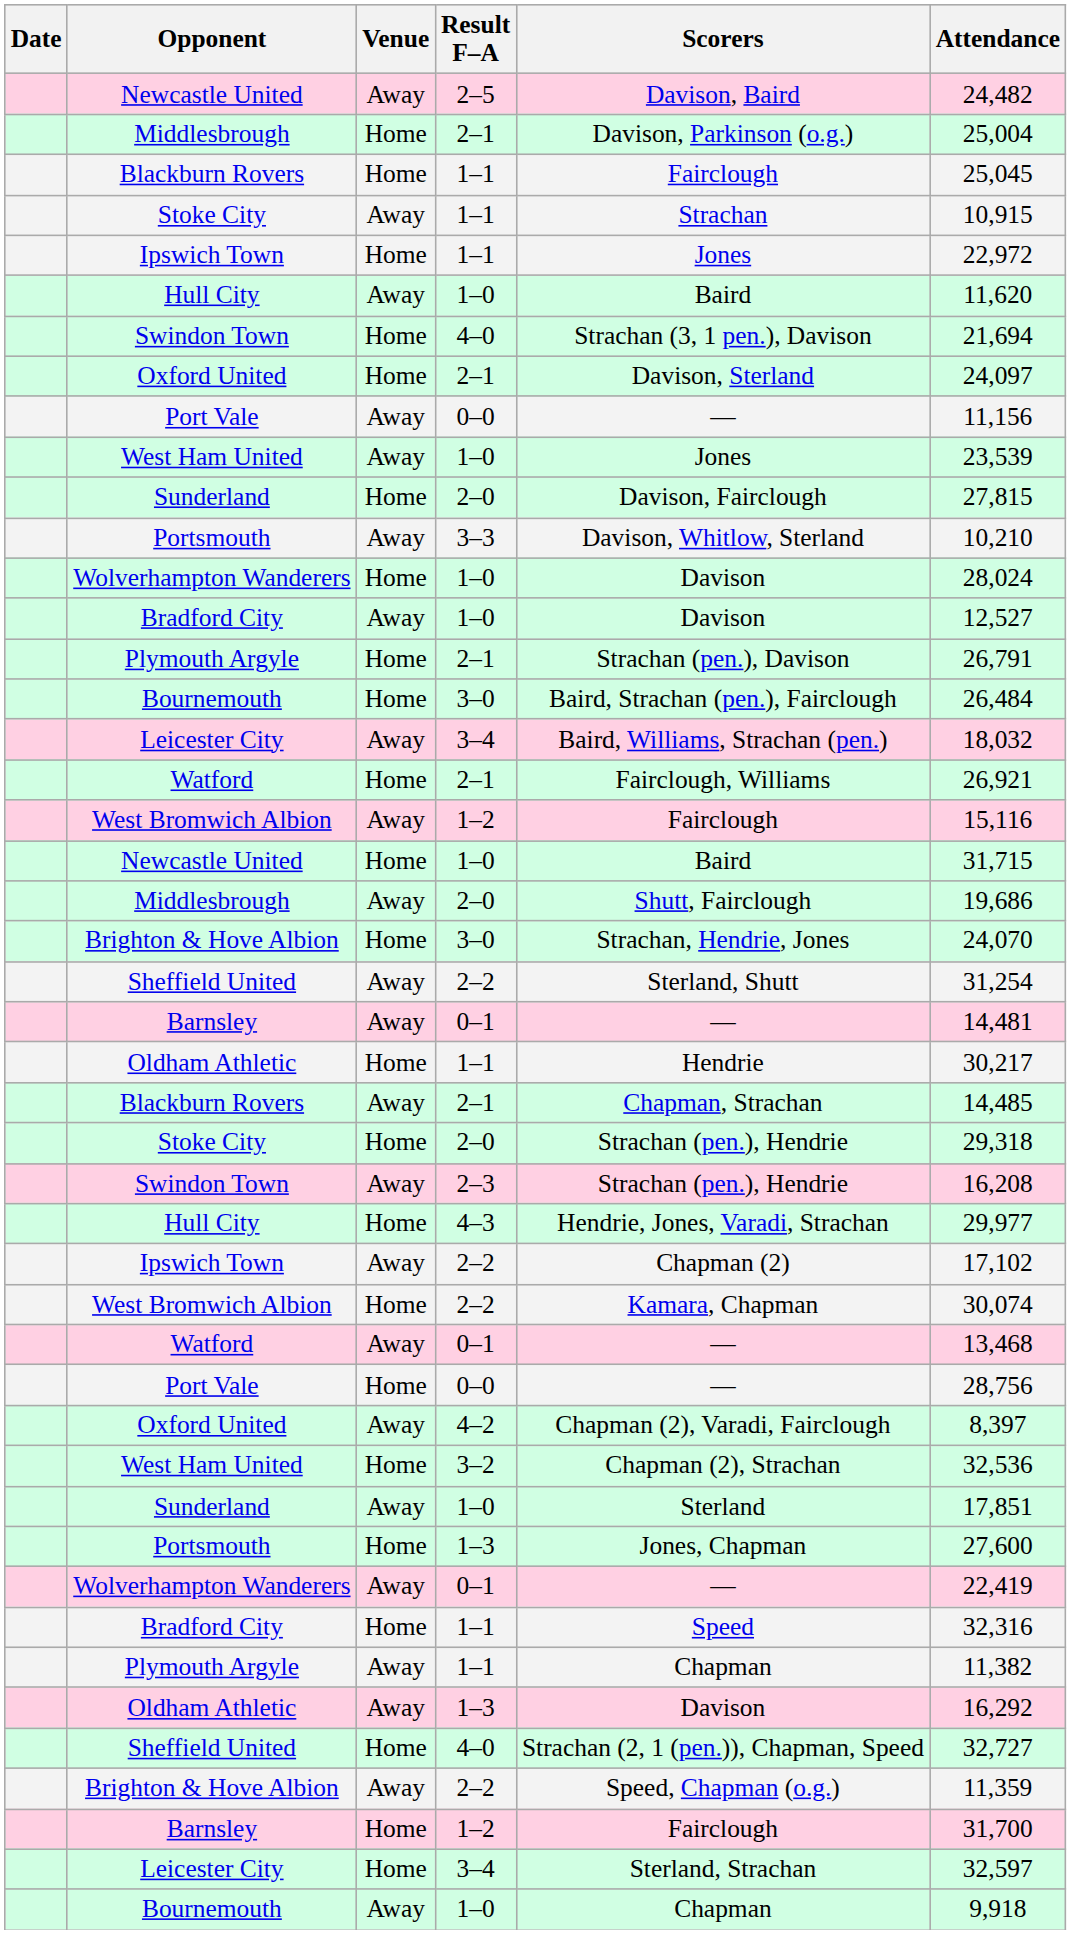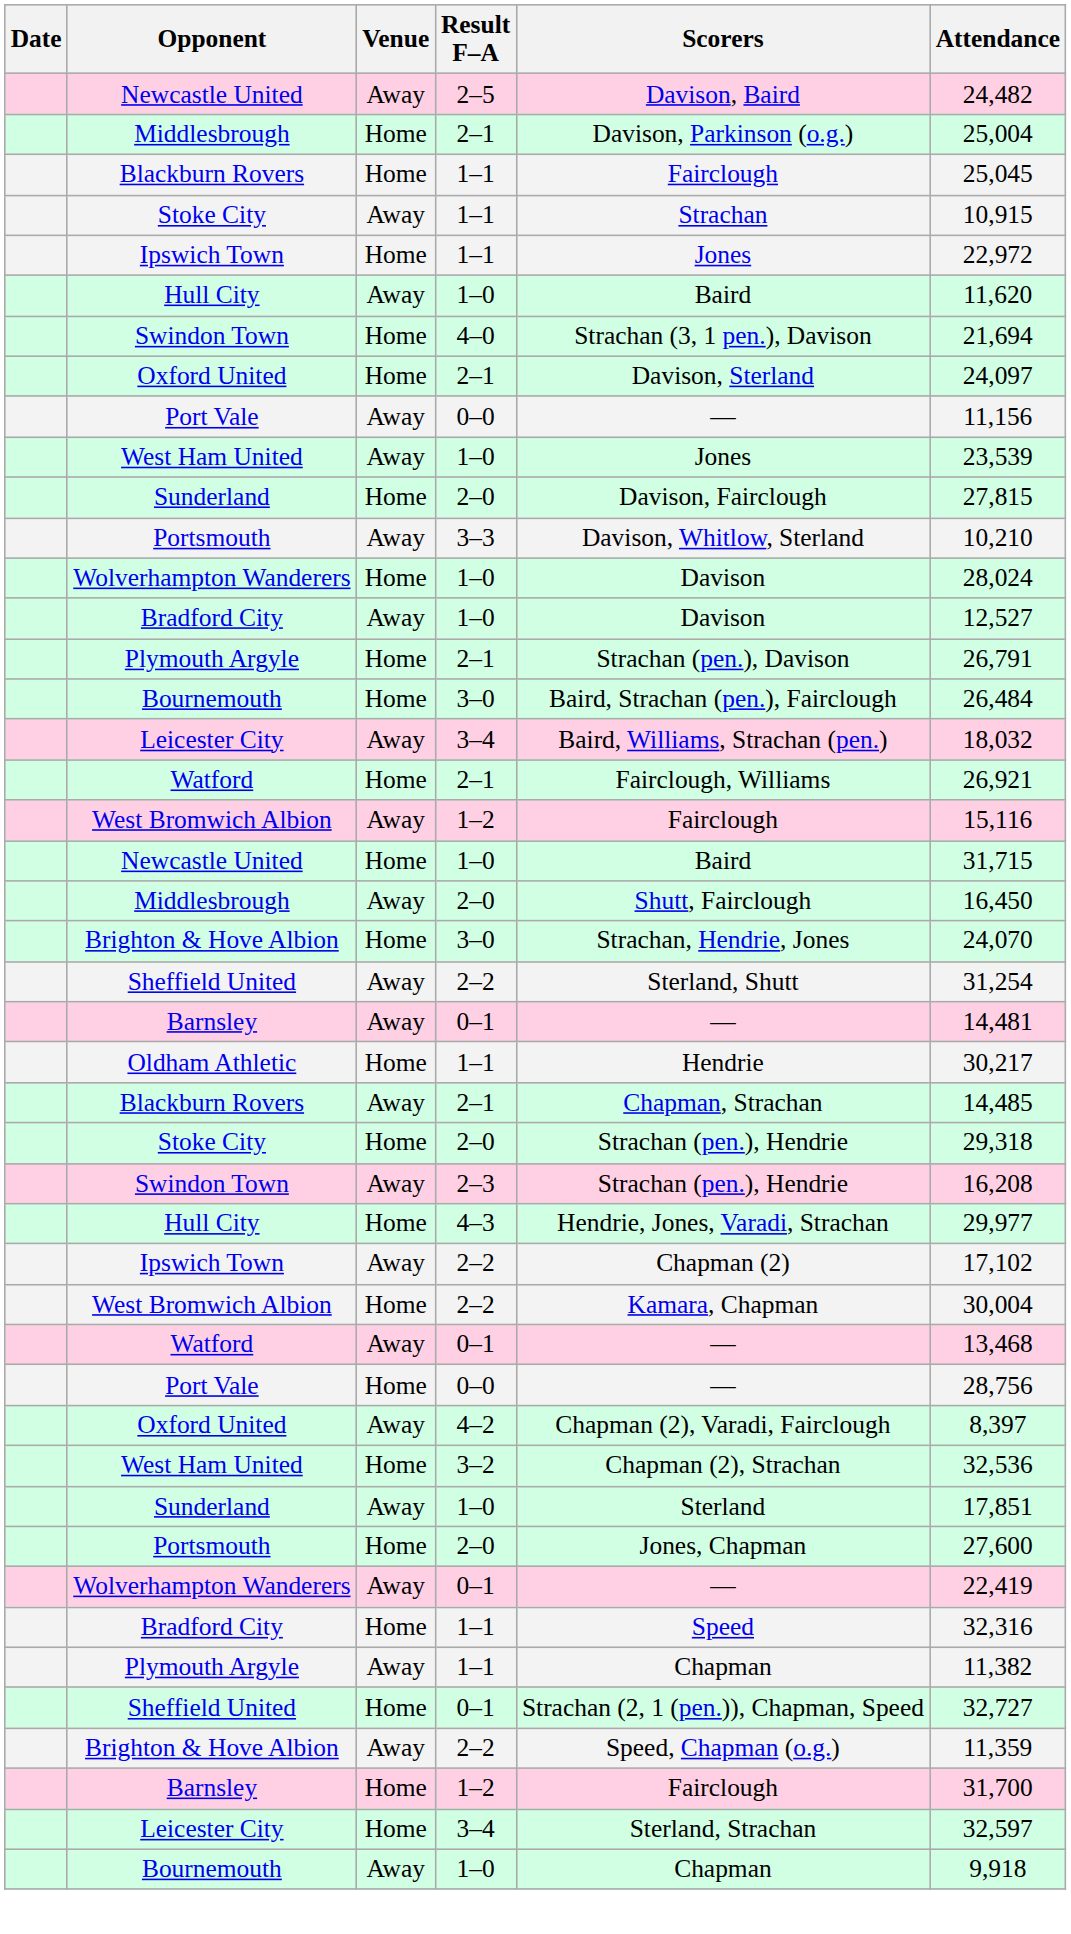(998, 900) 19,686 -> (998, 900) 16,450
(998, 1304) 30,074 -> (998, 1304) 30,004
(476, 1546) 1–3 -> (476, 1546) 2–0
- row: (212, 1707)
(476, 1747) 4–0 -> (476, 1707) 0–1
